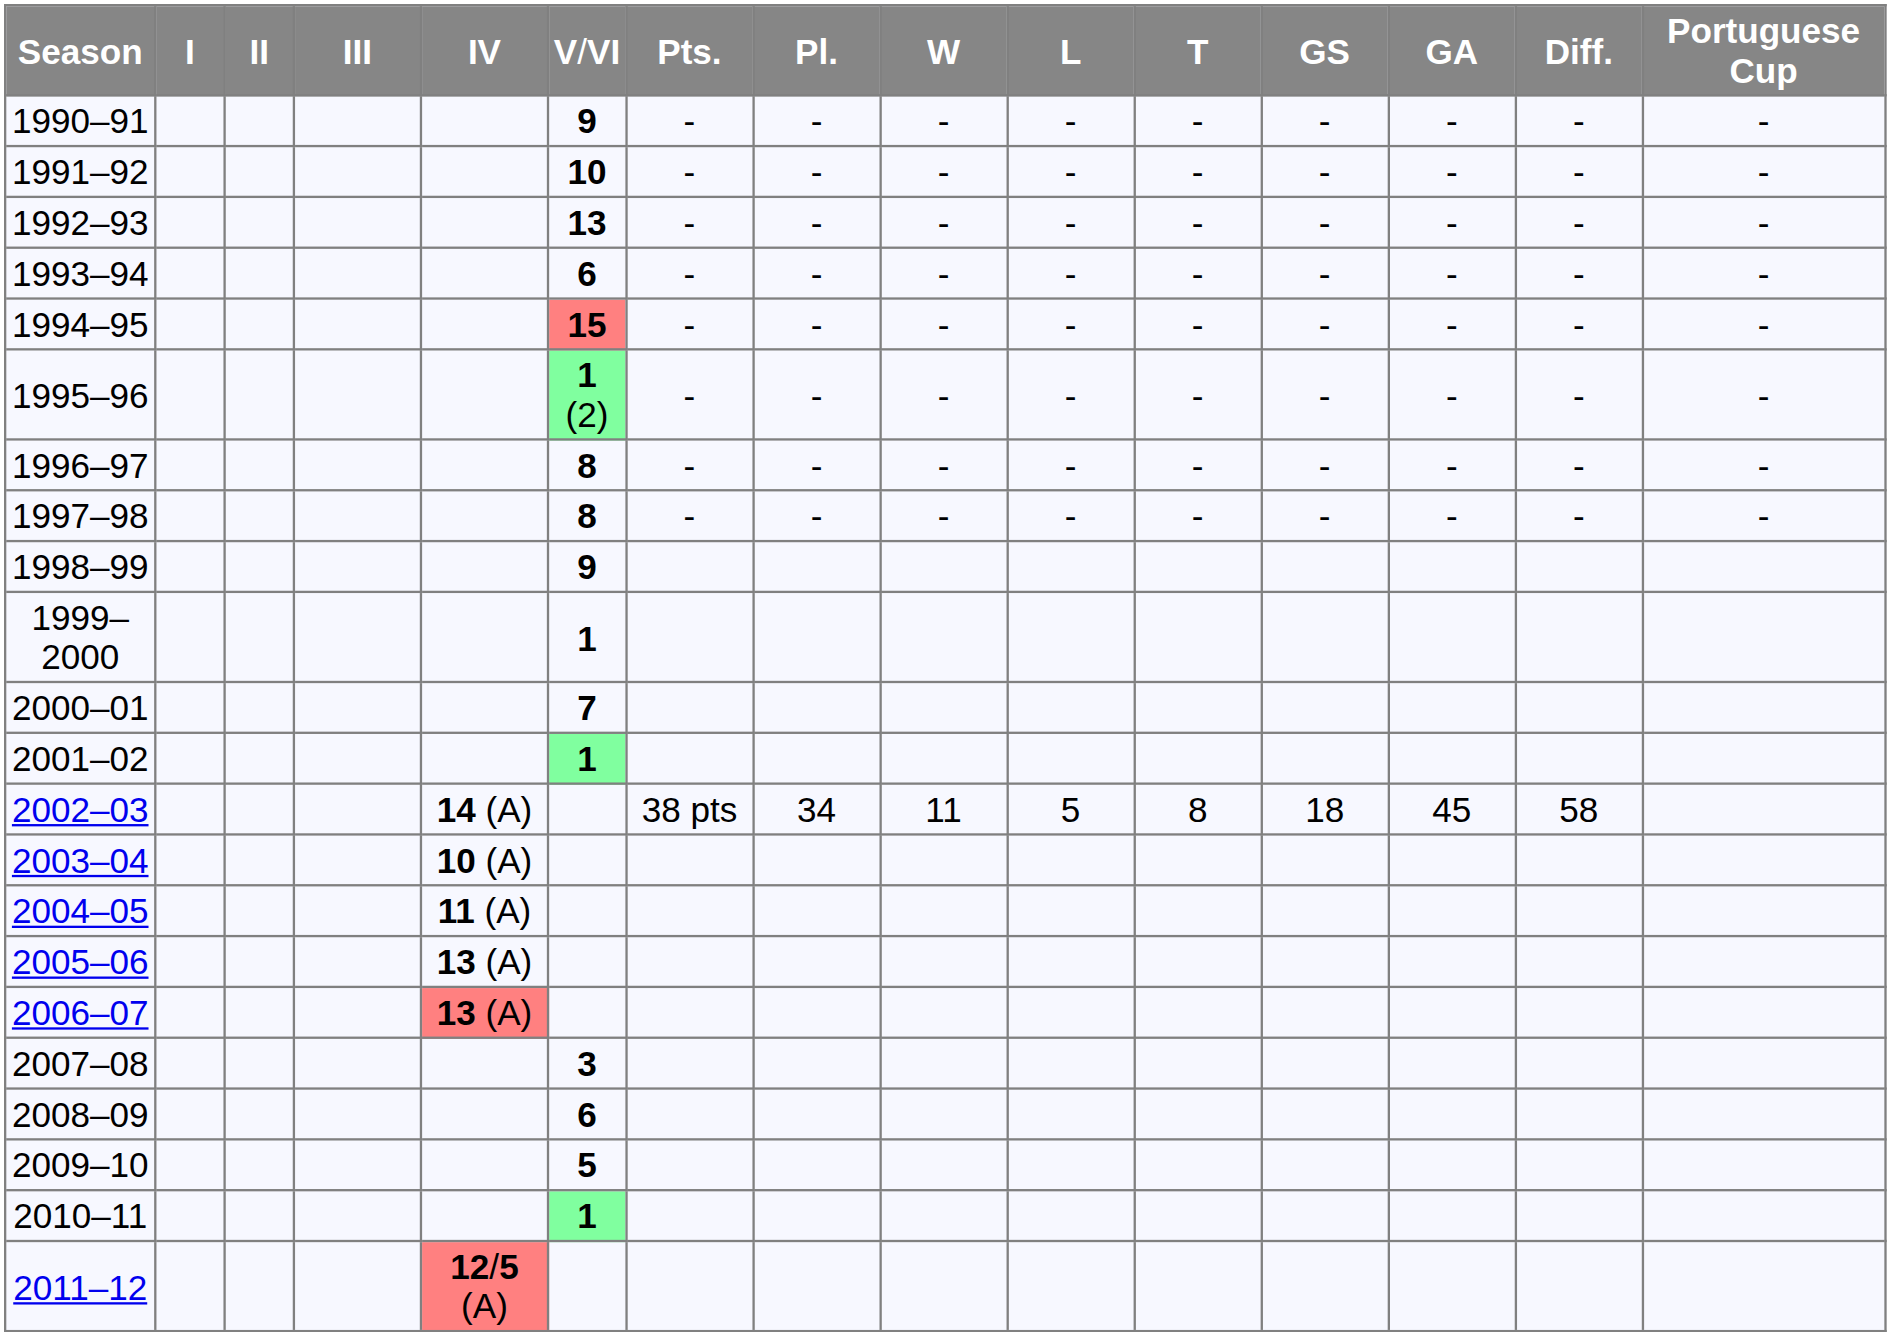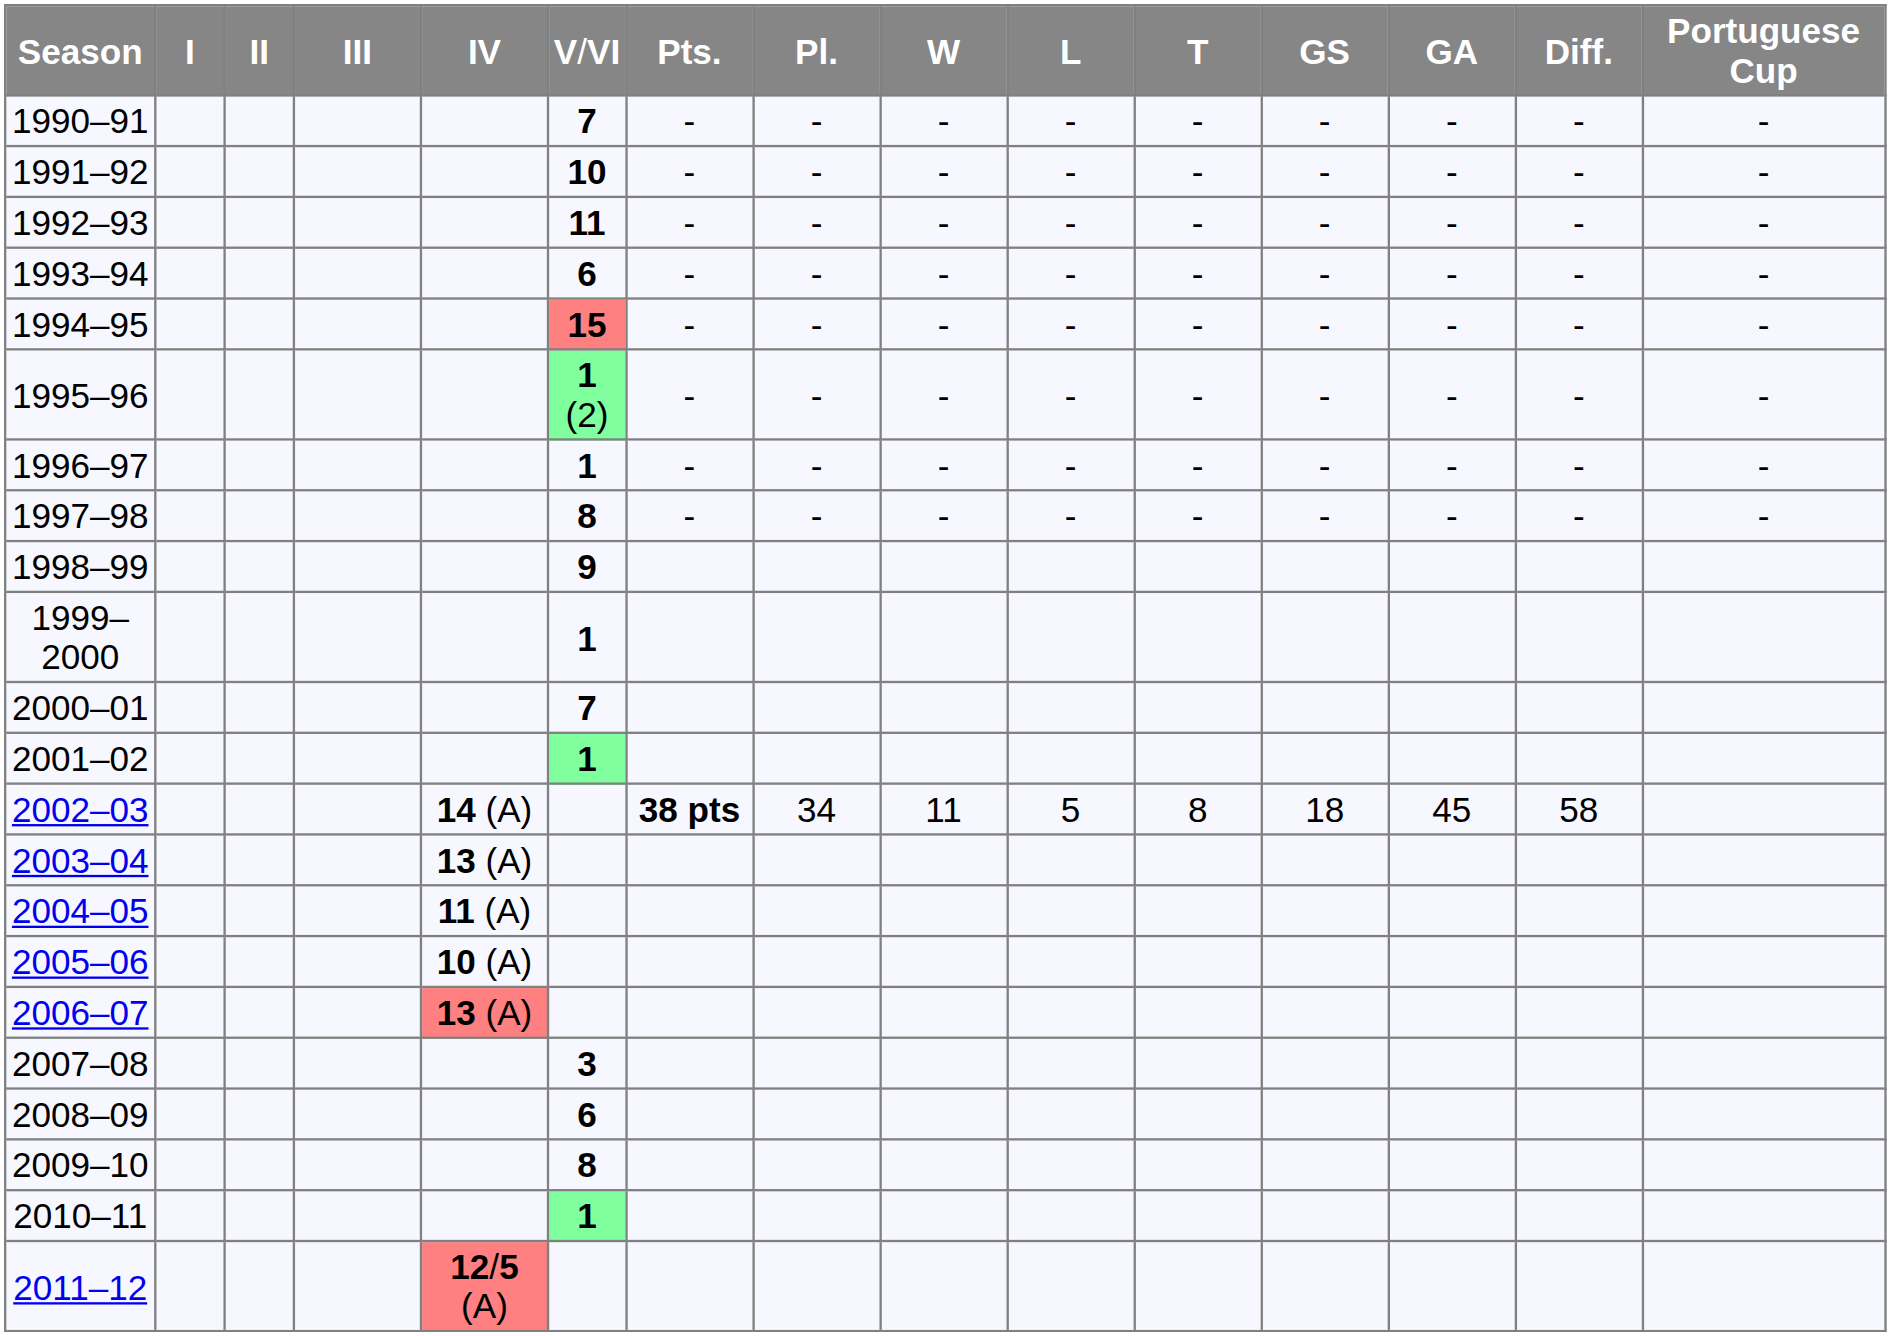(587, 121) 9 -> (587, 121) 7
(587, 222) 13 -> (587, 222) 11
(587, 465) 8 -> (587, 465) 1
(689, 809) normal -> (689, 809) bold
(484, 860) 10 (A) -> (484, 860) 13 (A)
(484, 961) 13 (A) -> (484, 961) 10 (A)
(587, 1165) 5 -> (587, 1165) 8
